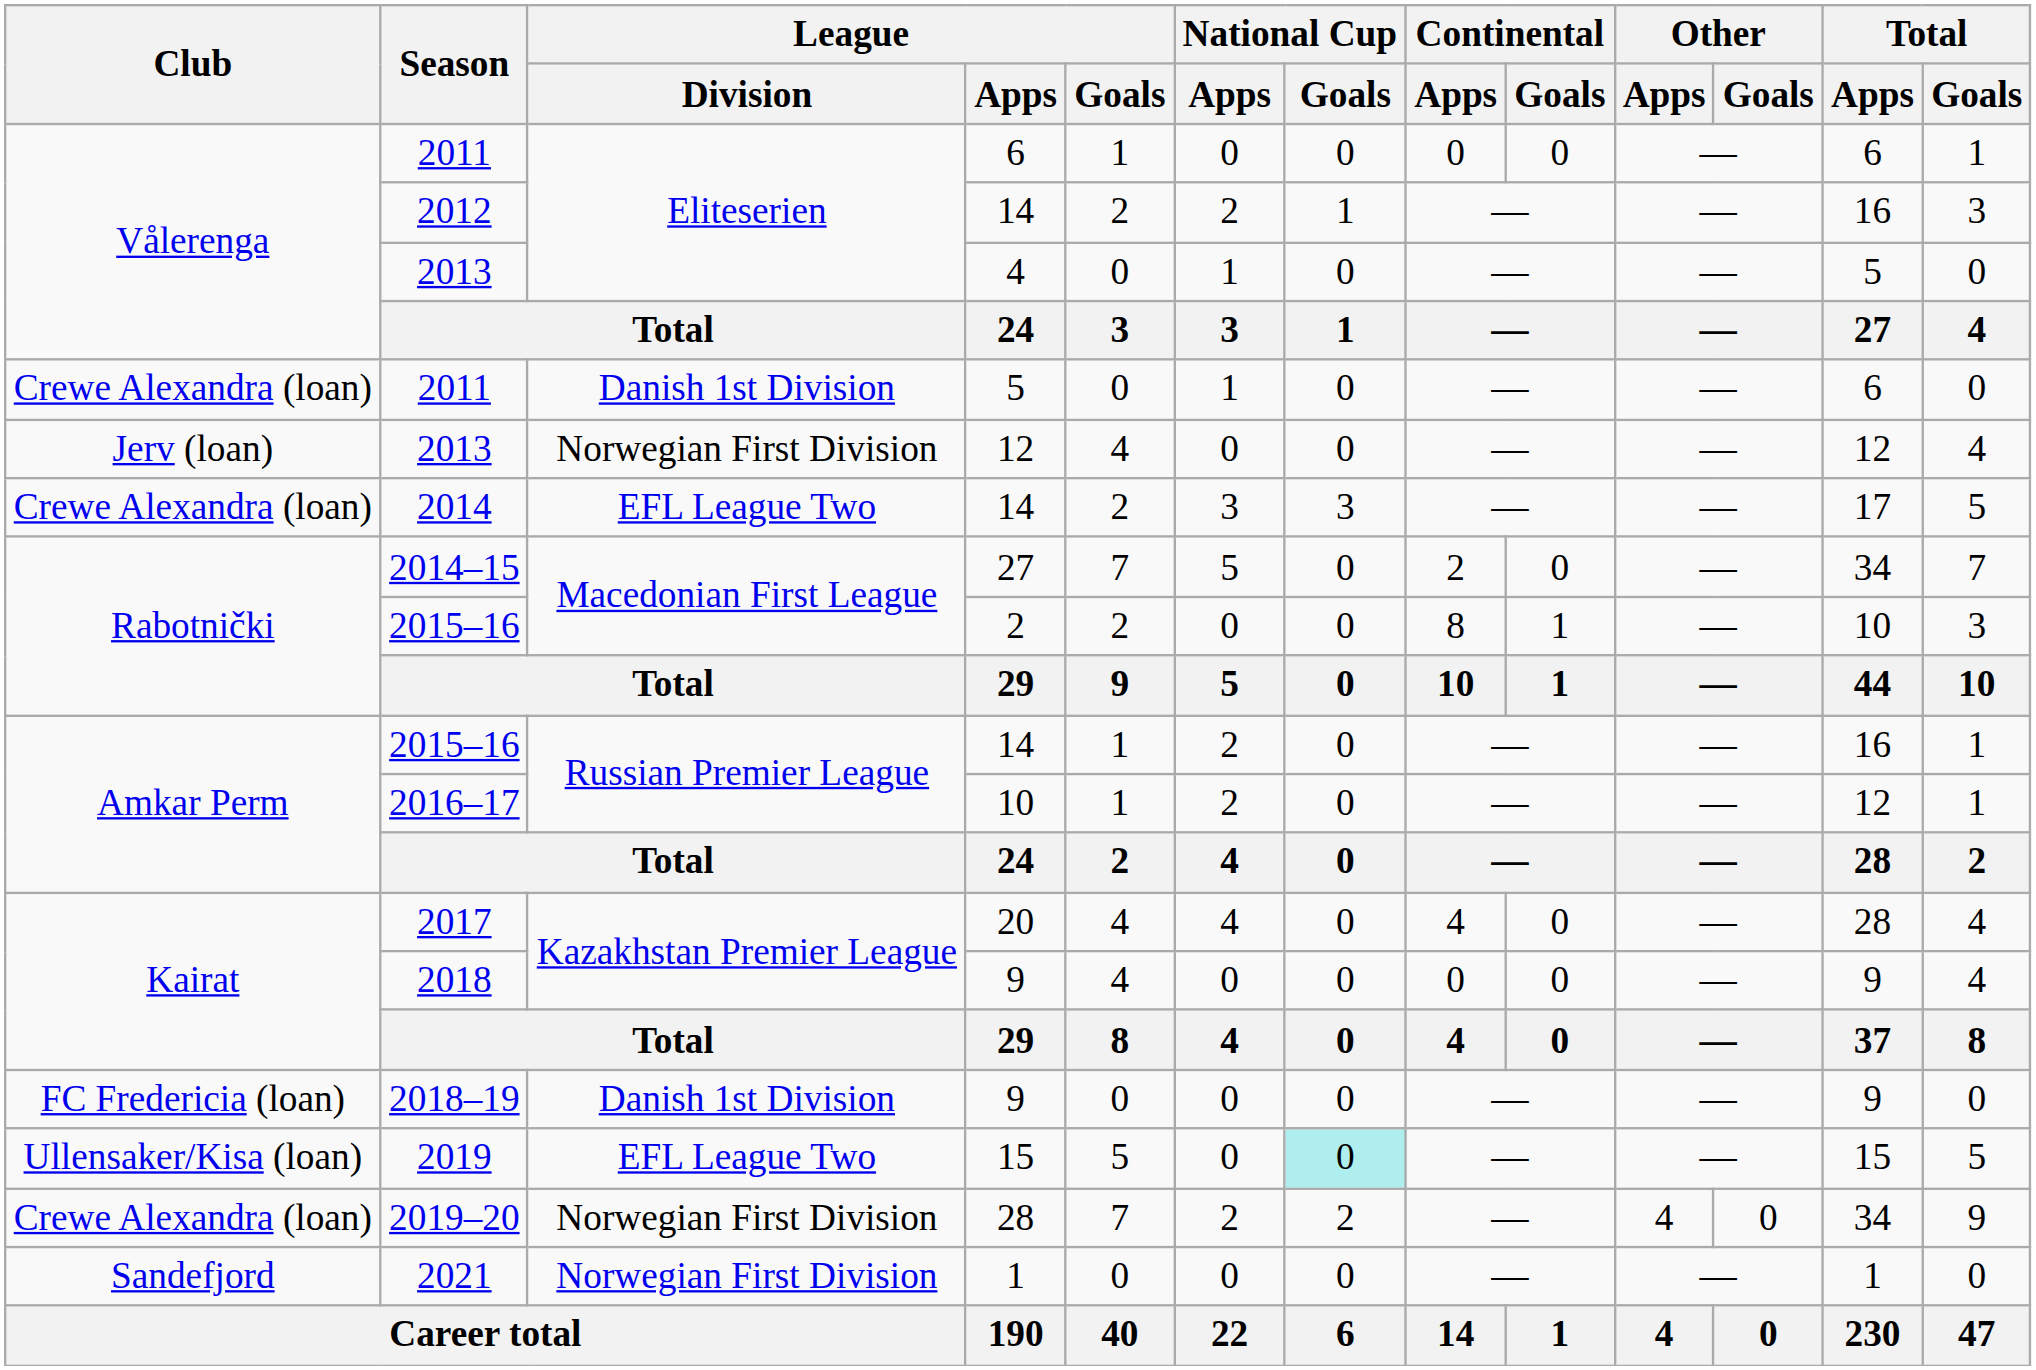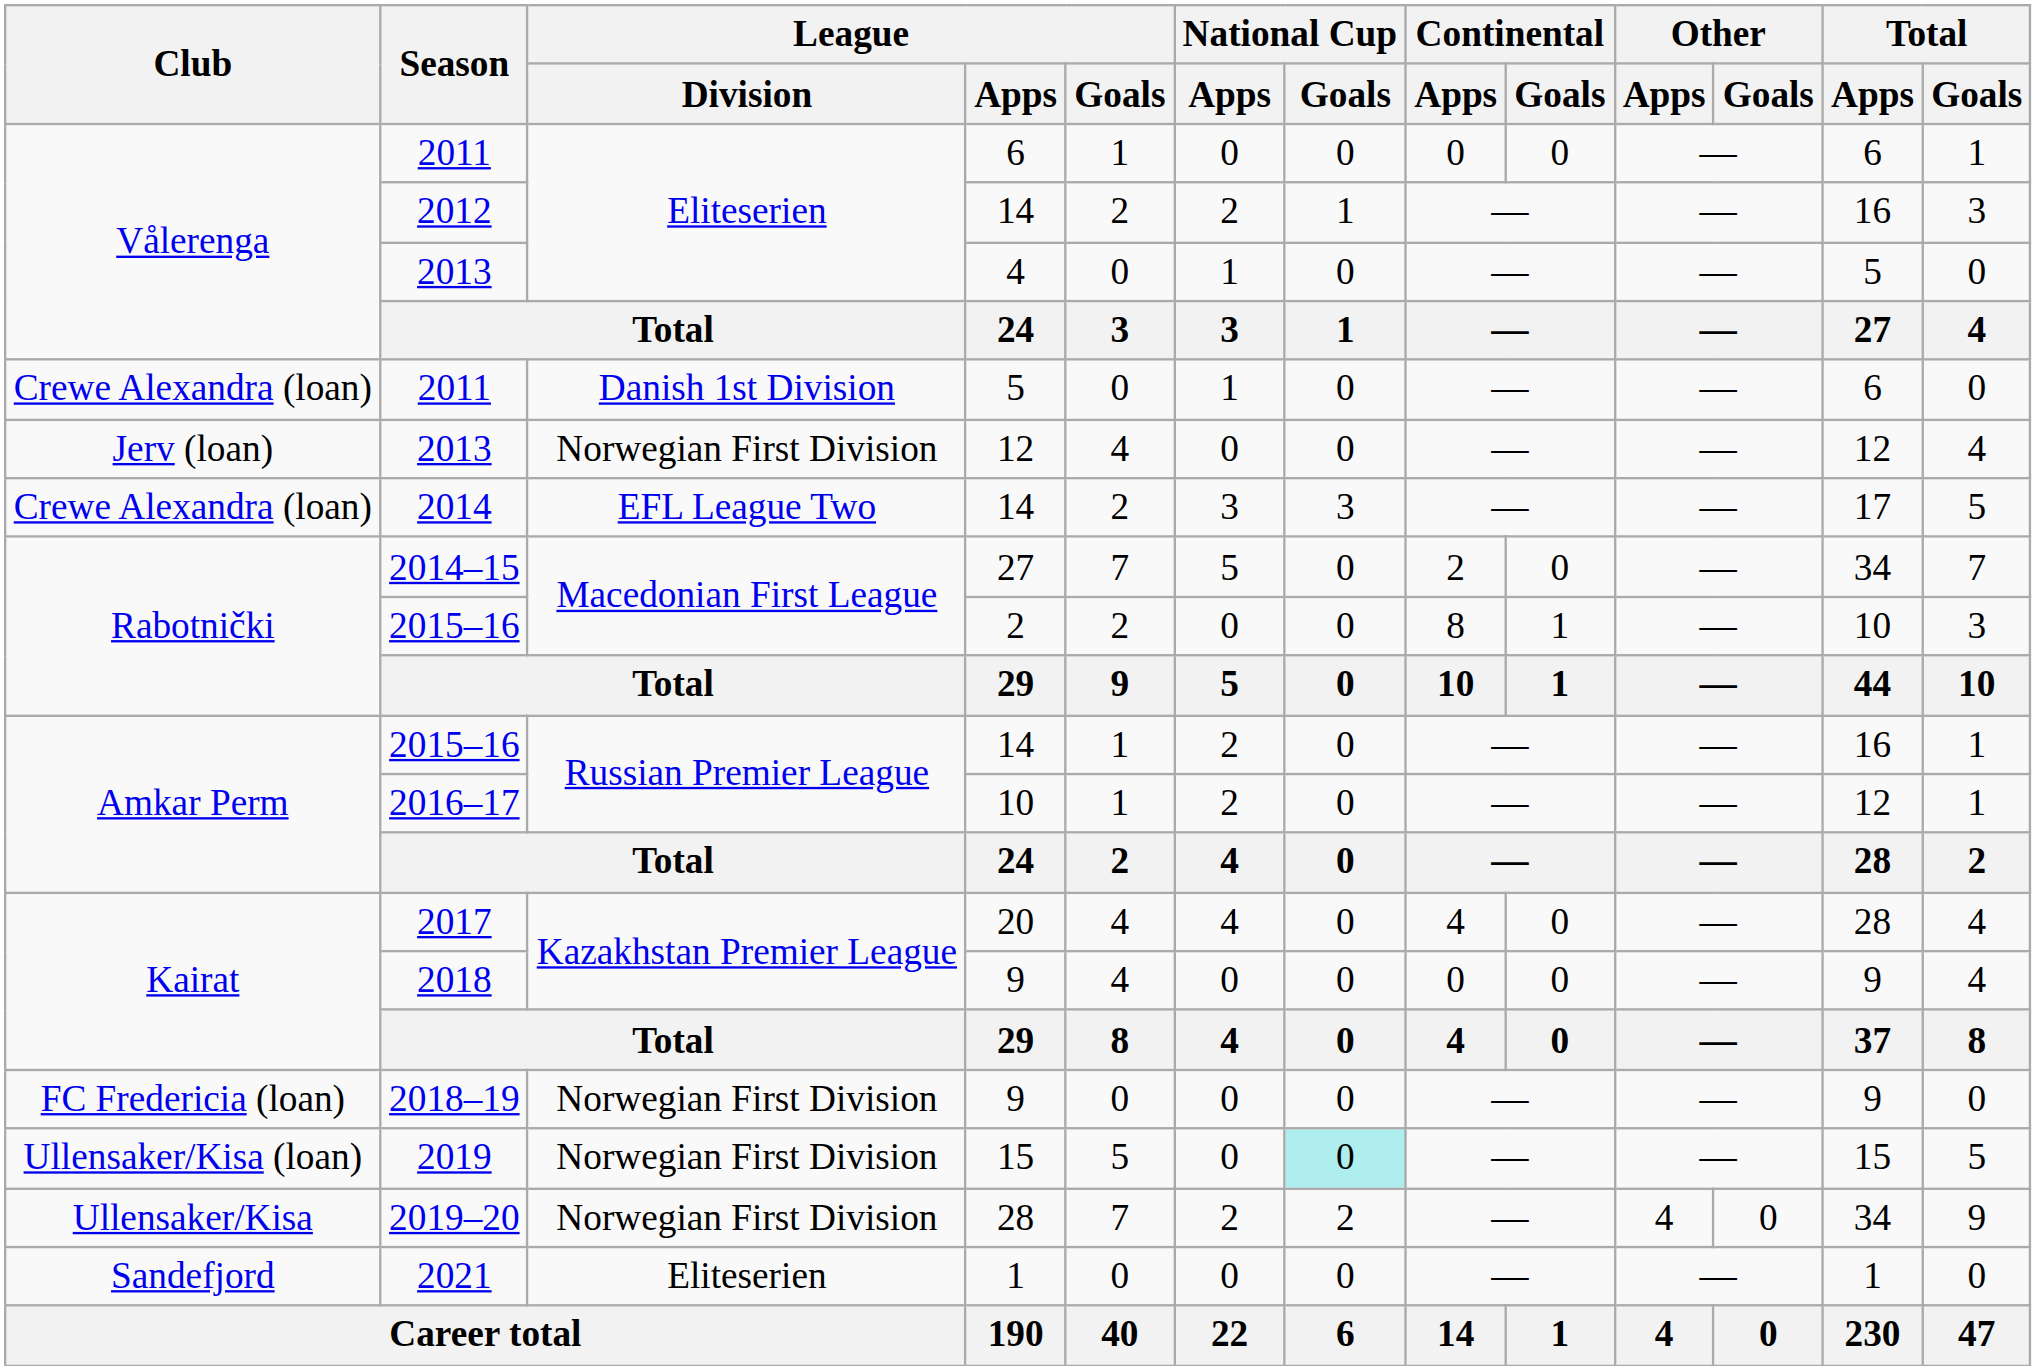(747, 1098) Danish 1st Division -> (747, 1098) Norwegian First Division
(747, 1157) EFL League Two -> (747, 1157) Norwegian First Division
(193, 1216) Crewe Alexandra (loan) -> (193, 1216) Ullensaker/Kisa
(747, 1275) Norwegian First Division -> (747, 1275) Eliteserien
